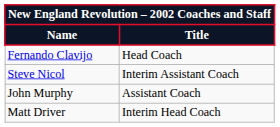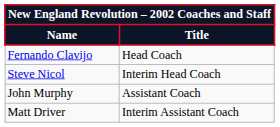(180, 74) Interim Assistant Coach -> (171, 74) Interim Head Coach
(171, 112) Interim Head Coach -> (180, 112) Interim Assistant Coach
